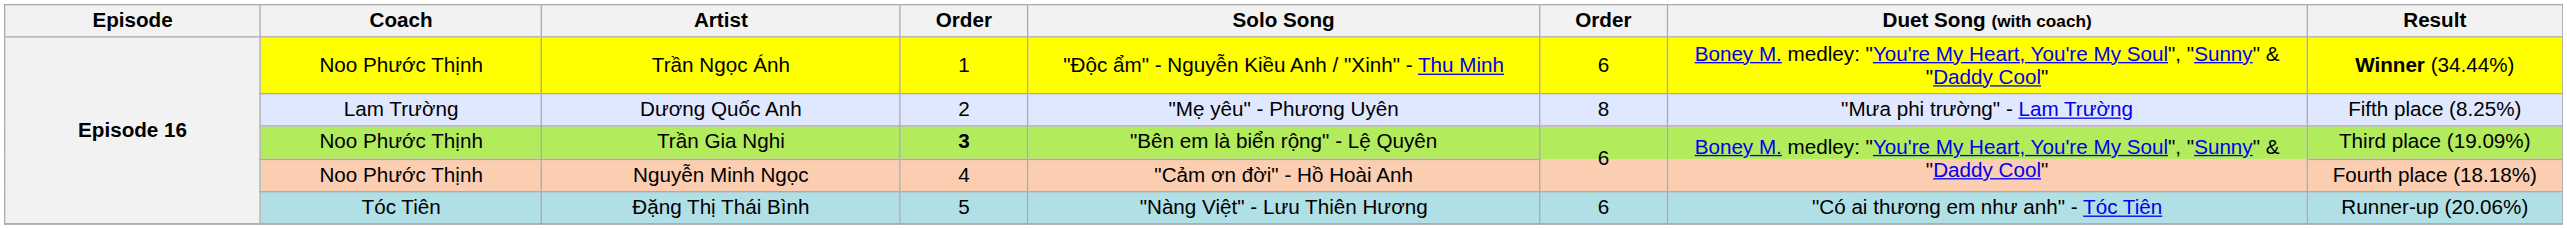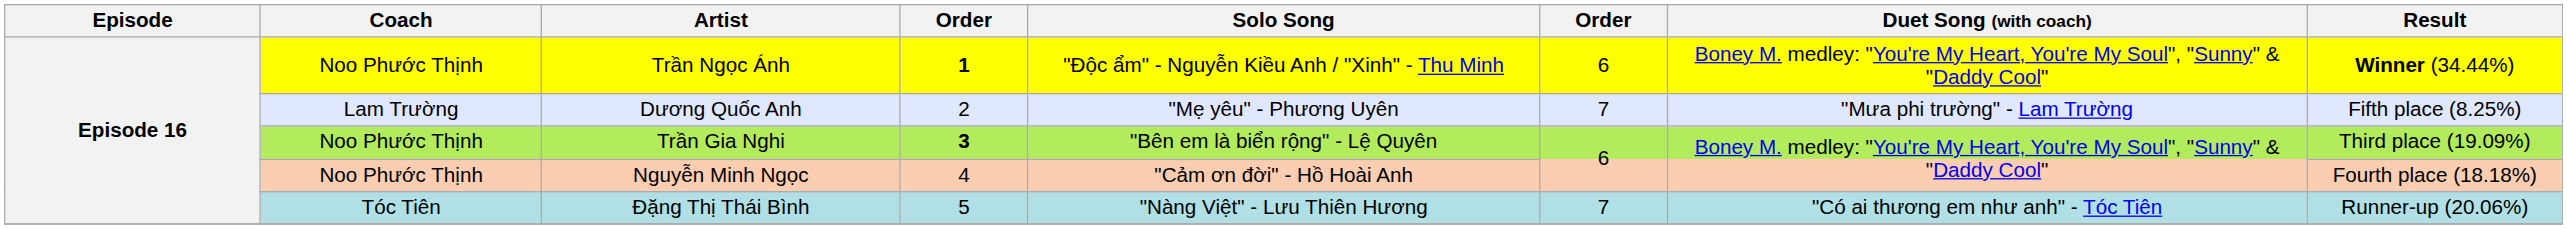(964, 65) normal -> (964, 65) bold
(1603, 109) 8 -> (1603, 109) 7
(1603, 207) 6 -> (1603, 207) 7
